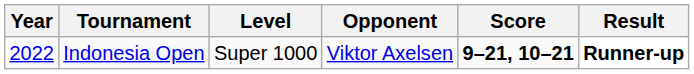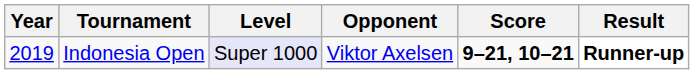(32, 53) 2022 -> (32, 53) 2019
(266, 53) no background -> (266, 53) lavender background
